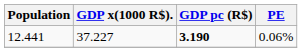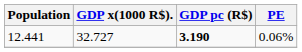(95, 36) 37.227 -> (95, 36) 32.727
